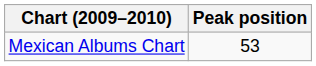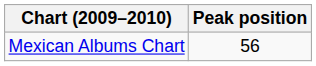(250, 46) 53 -> (250, 46) 56
